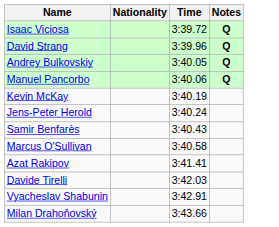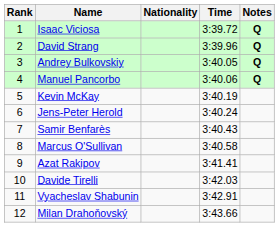+ column: (20, 12)
